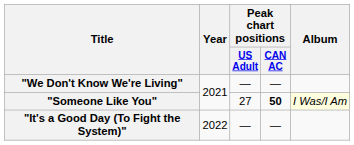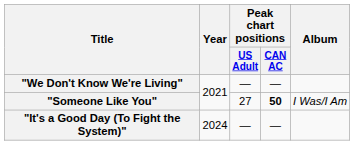(320, 101) lightyellow background -> (320, 101) no background
(215, 125) 2022 -> (215, 125) 2024
